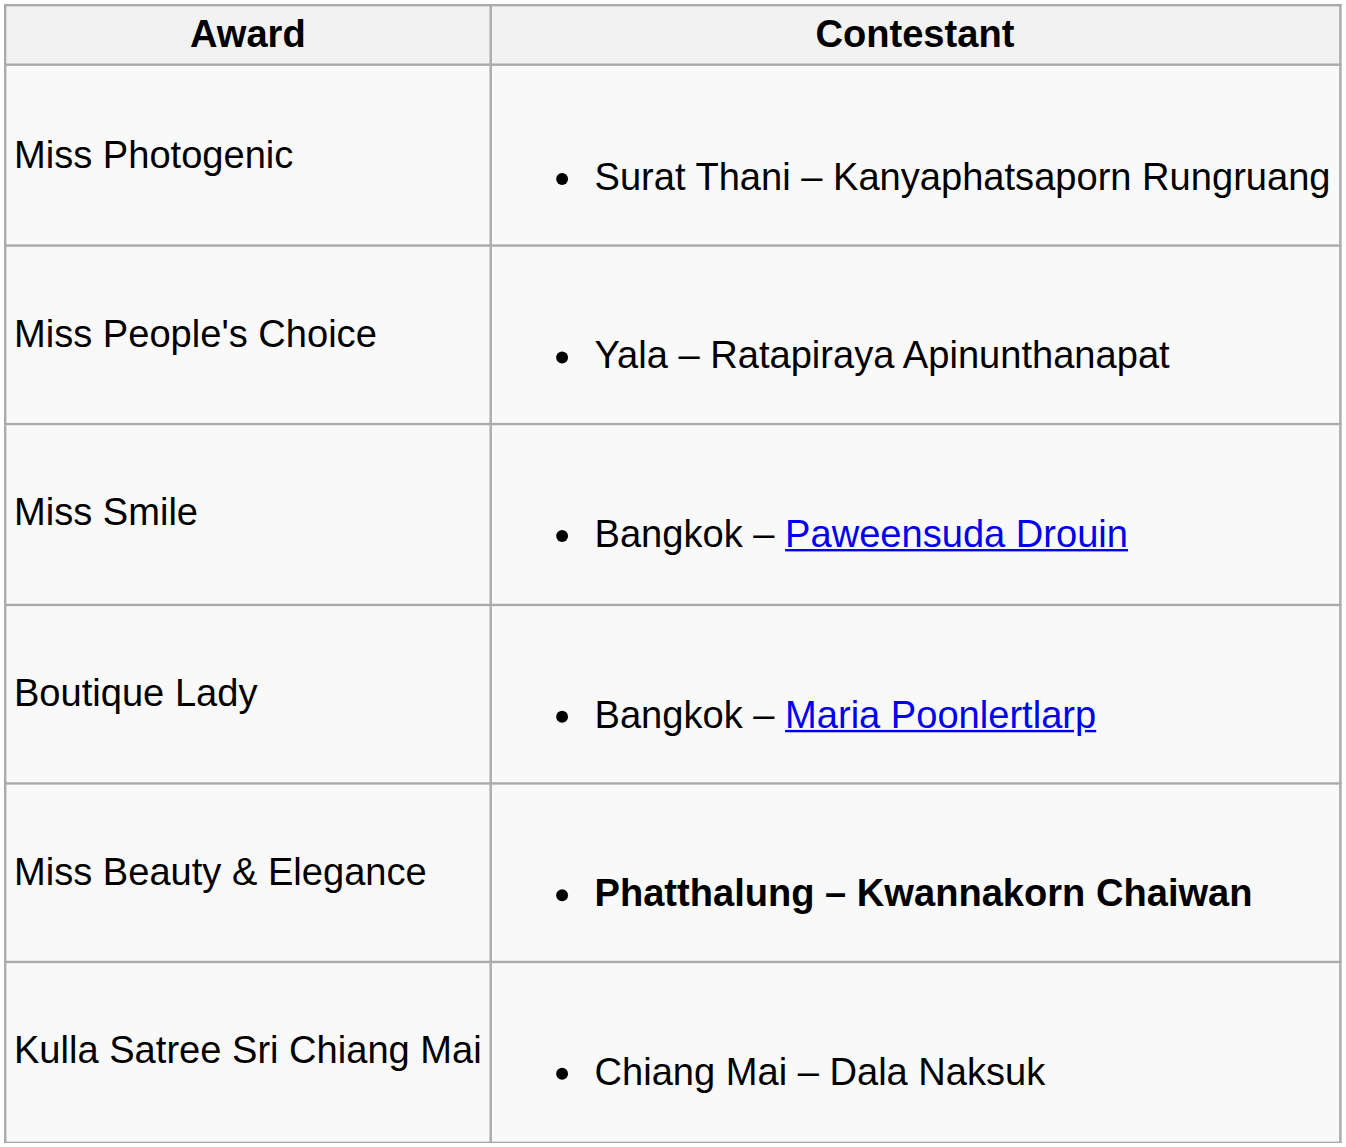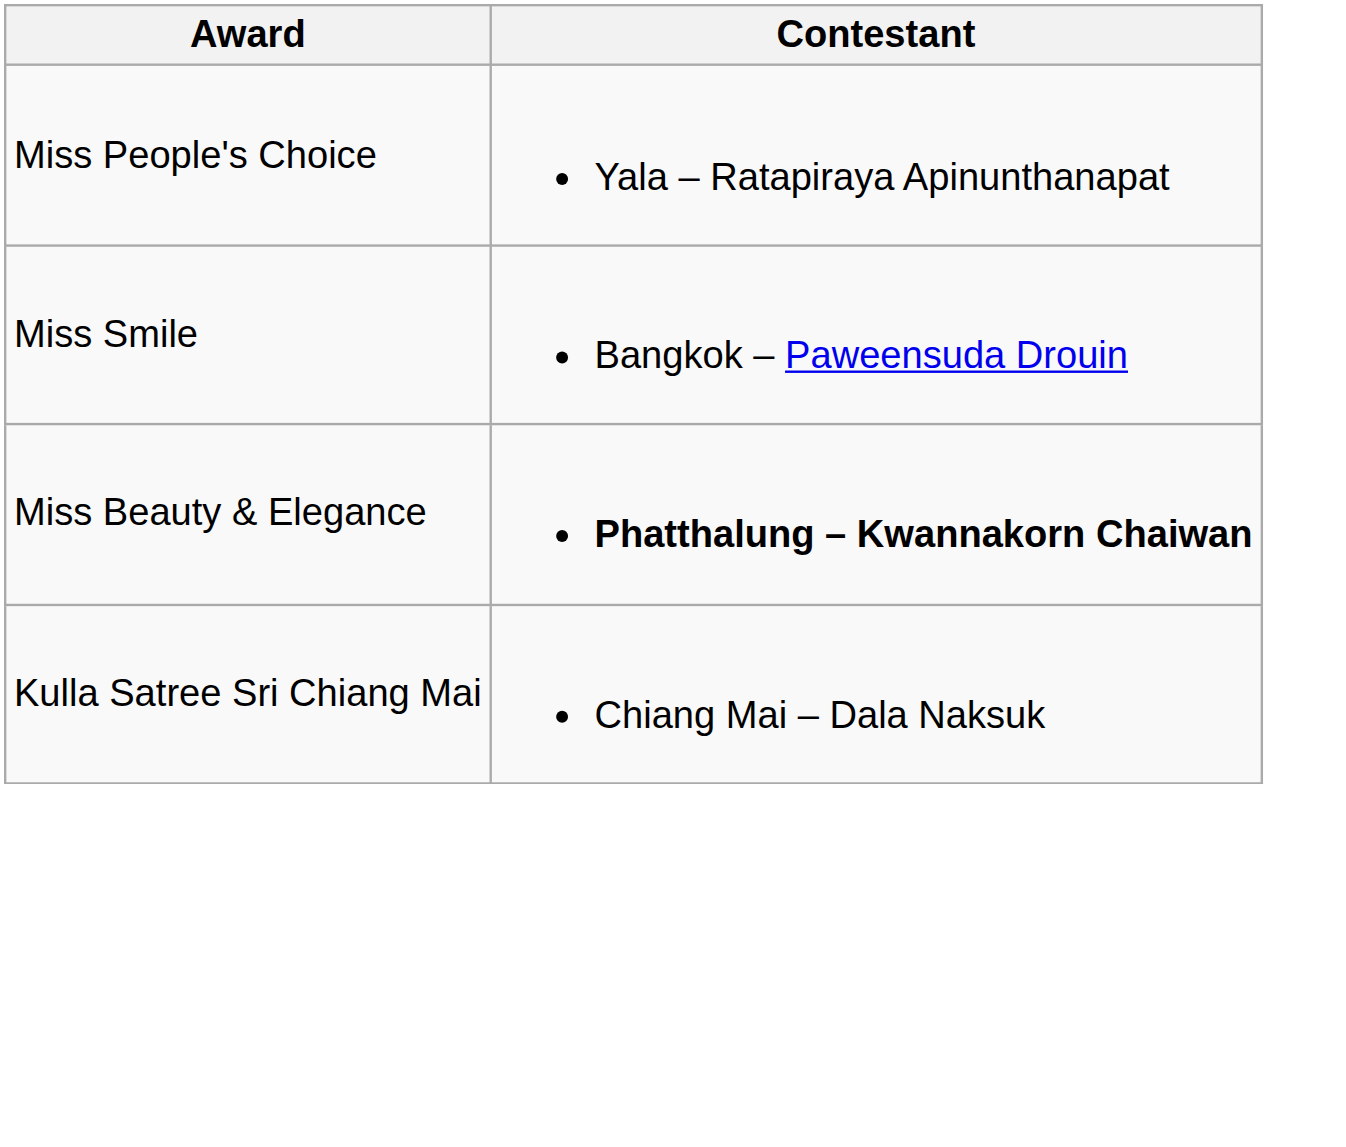- row: (154, 154)
- row: (136, 692)
